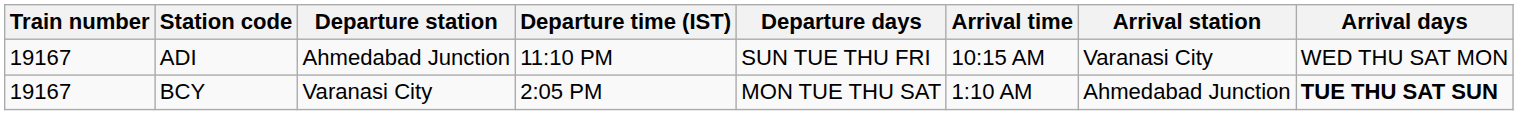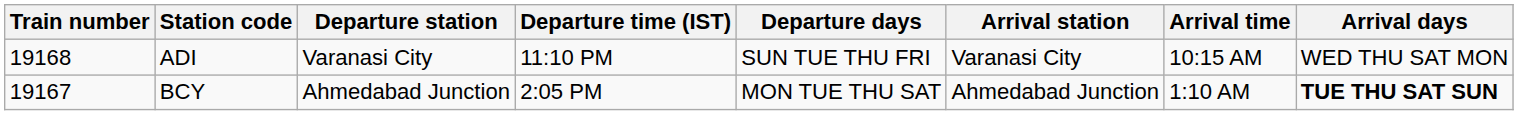columns swapped: (1187, 22) <-> (1012, 22)
(40, 57) 19167 -> (40, 57) 19168
(406, 57) Ahmedabad Junction -> (367, 57) Varanasi City
(367, 92) Varanasi City -> (406, 92) Ahmedabad Junction
